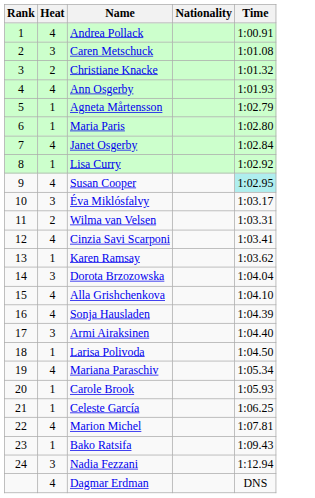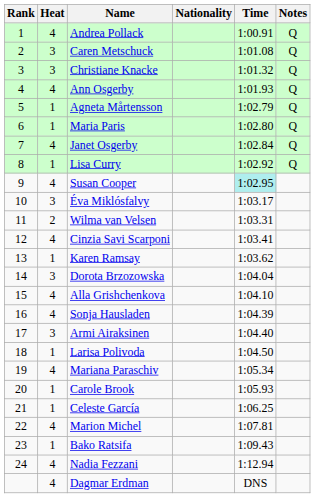+ column: (293, 13)
(52, 70) 2 -> (52, 70) 3
(52, 464) 3 -> (52, 464) 4
